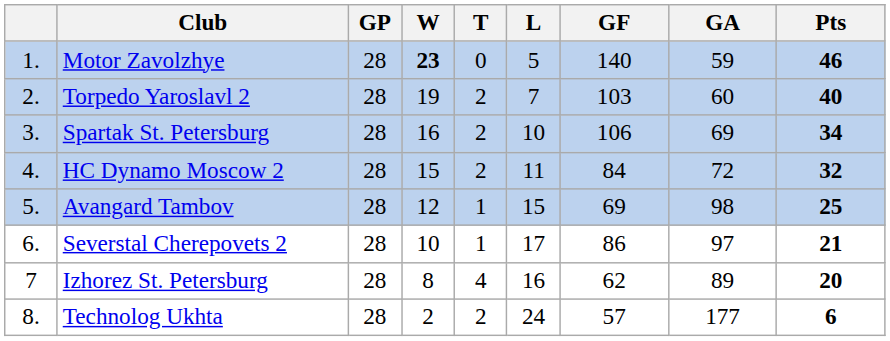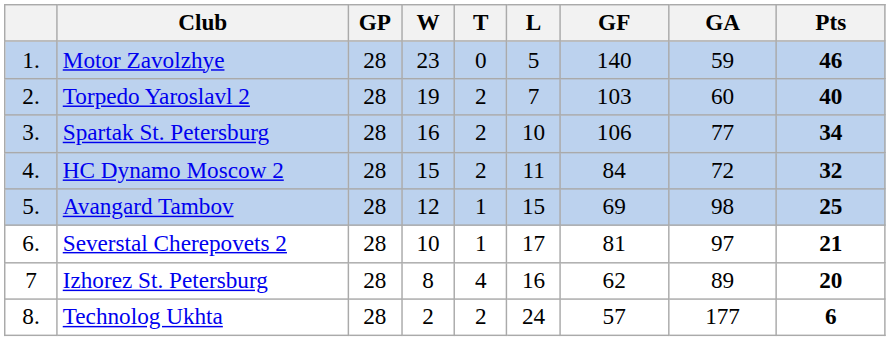(428, 59) bold -> (428, 59) normal
(723, 133) 69 -> (723, 133) 77
(614, 243) 86 -> (614, 243) 81
